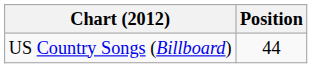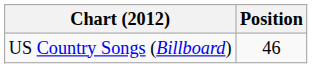(271, 47) 44 -> (271, 47) 46
